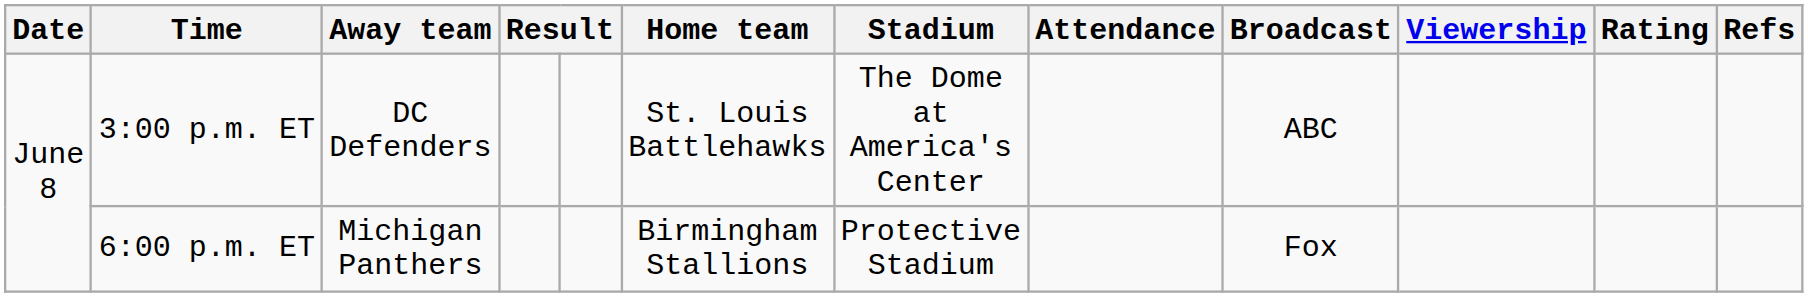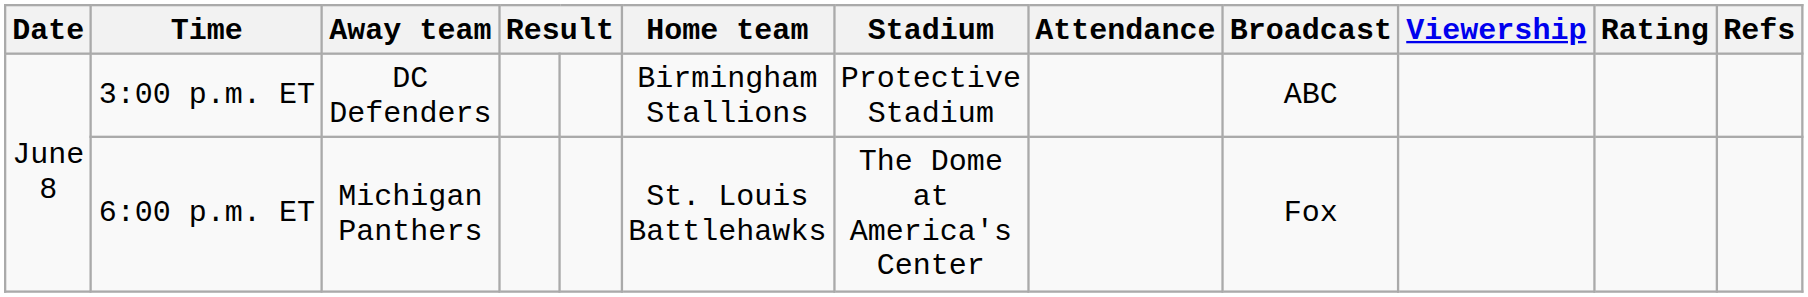(727, 131) St. Louis Battlehawks -> (727, 96) Birmingham Stallions
(931, 131) The Dome at America's Center -> (931, 96) Protective Stadium
(727, 249) Birmingham Stallions -> (727, 214) St. Louis Battlehawks
(931, 249) Protective Stadium -> (931, 214) The Dome at America's Center
